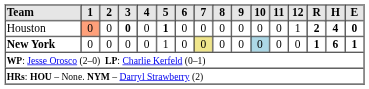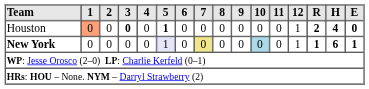(166, 44) no background -> (166, 44) lavender background
(298, 44) 0 -> (298, 44) 1
